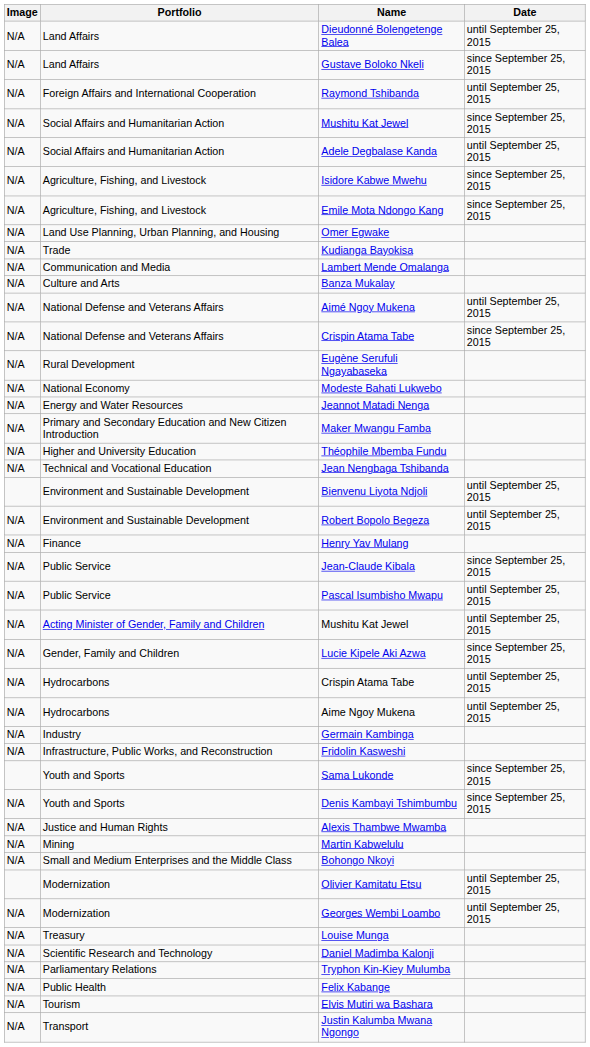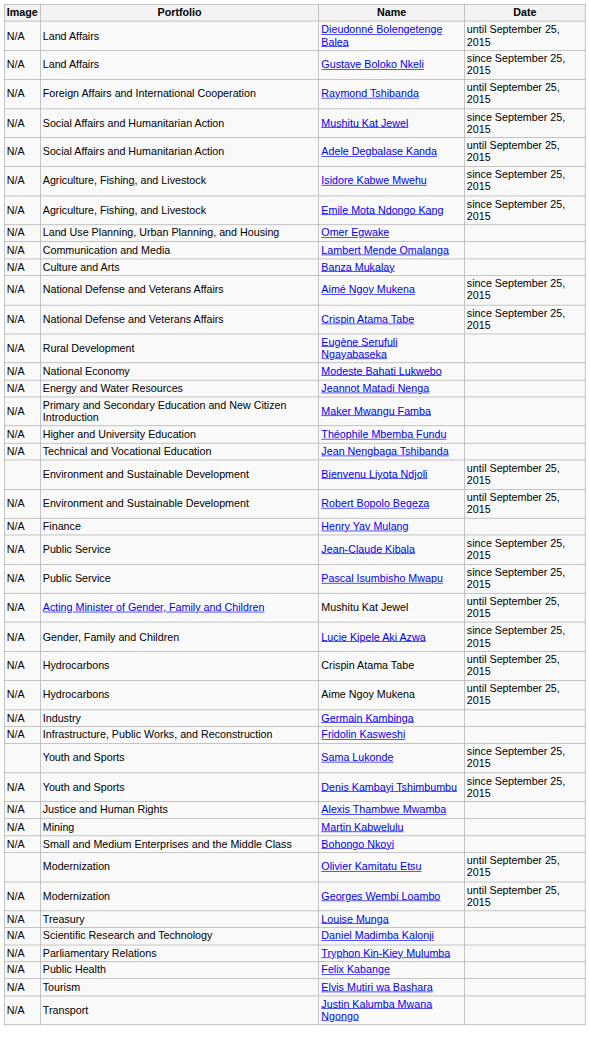- row: (57, 250)
(513, 307) until September 25, 2015 -> (516, 290) since September 25, 2015
(513, 595) until September 25, 2015 -> (516, 578) since September 25, 2015
